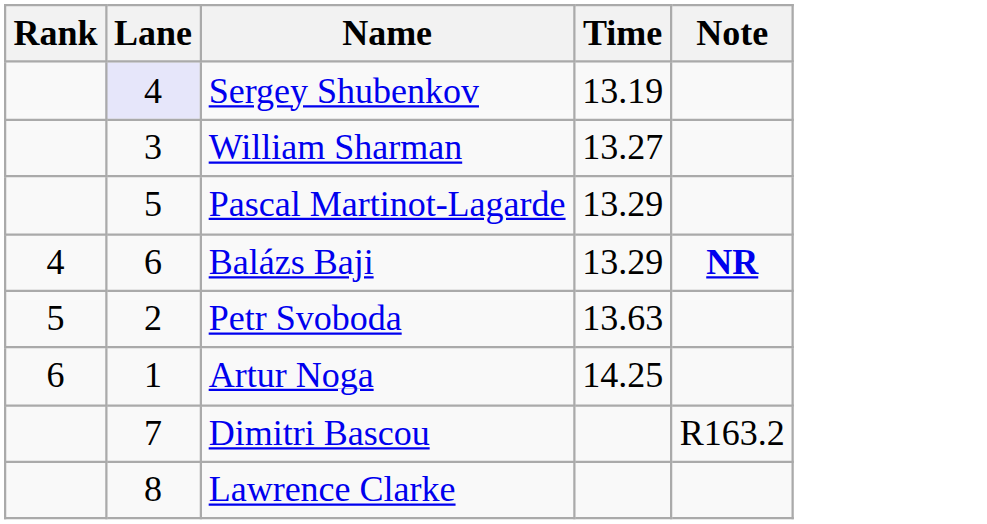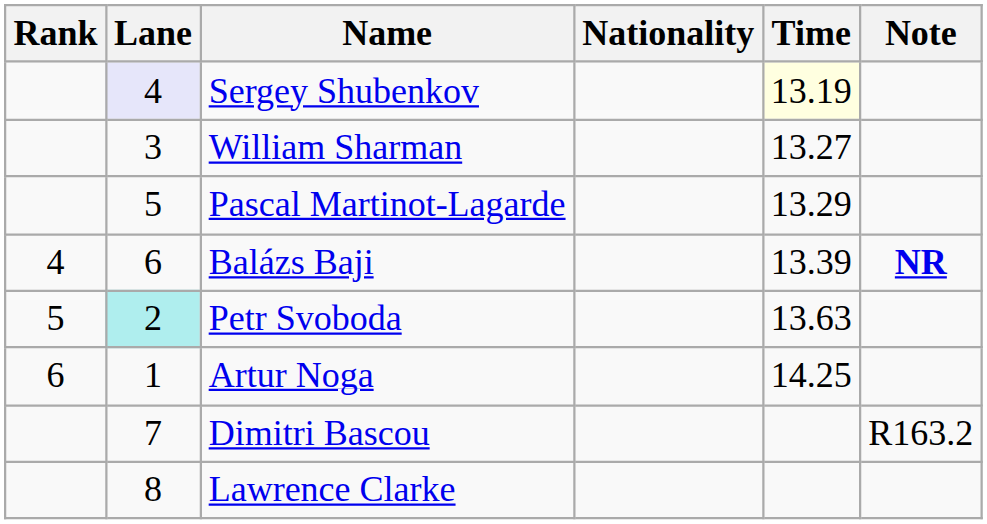+ column: (668, 33)
(623, 90) no background -> (811, 90) lightyellow background
(623, 261) 13.29 -> (811, 261) 13.39
(153, 318) no background -> (153, 318) paleturquoise background
